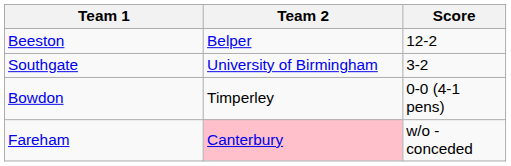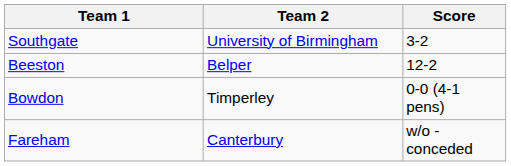rows swapped: (36, 41) <-> (43, 65)
(245, 140) pink background -> (245, 140) no background
